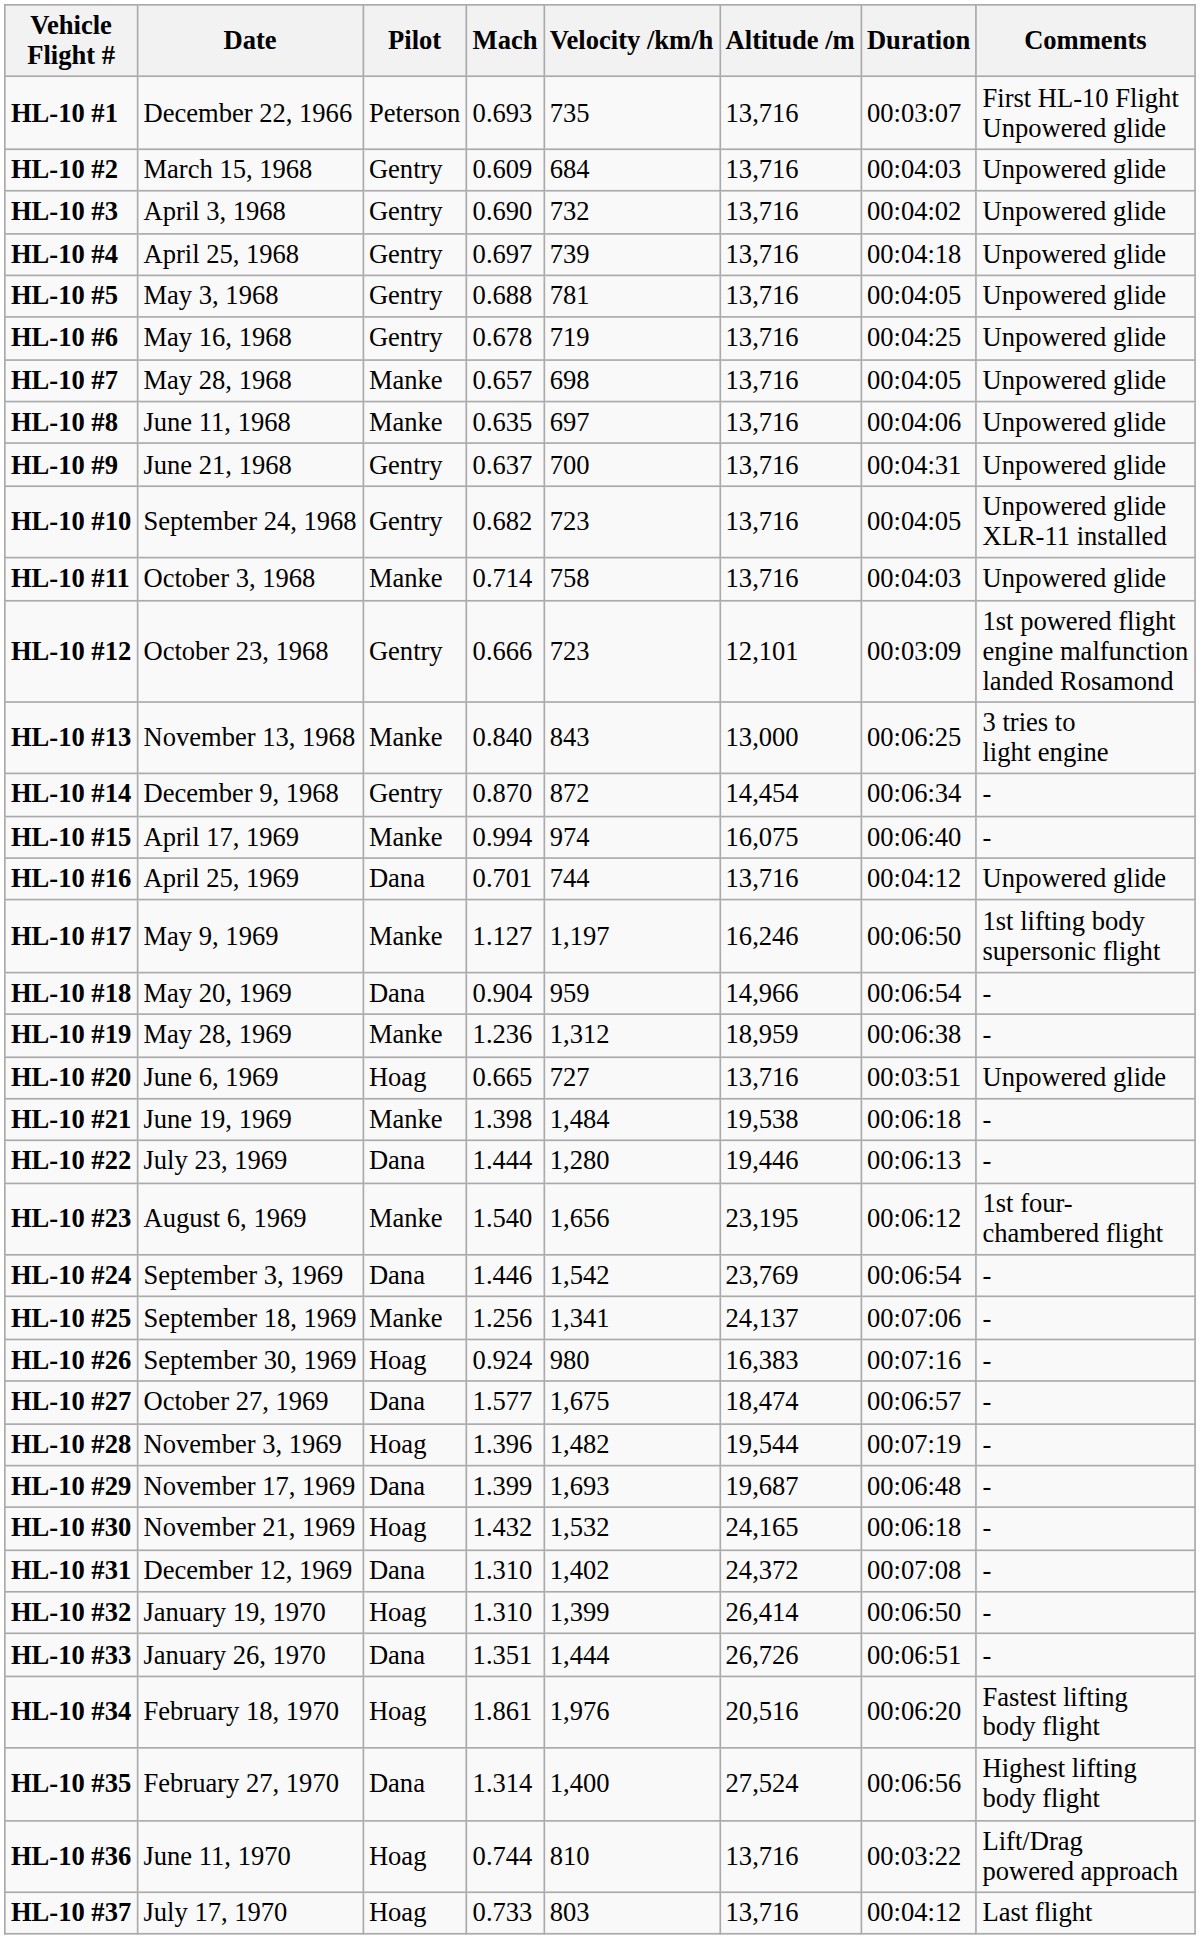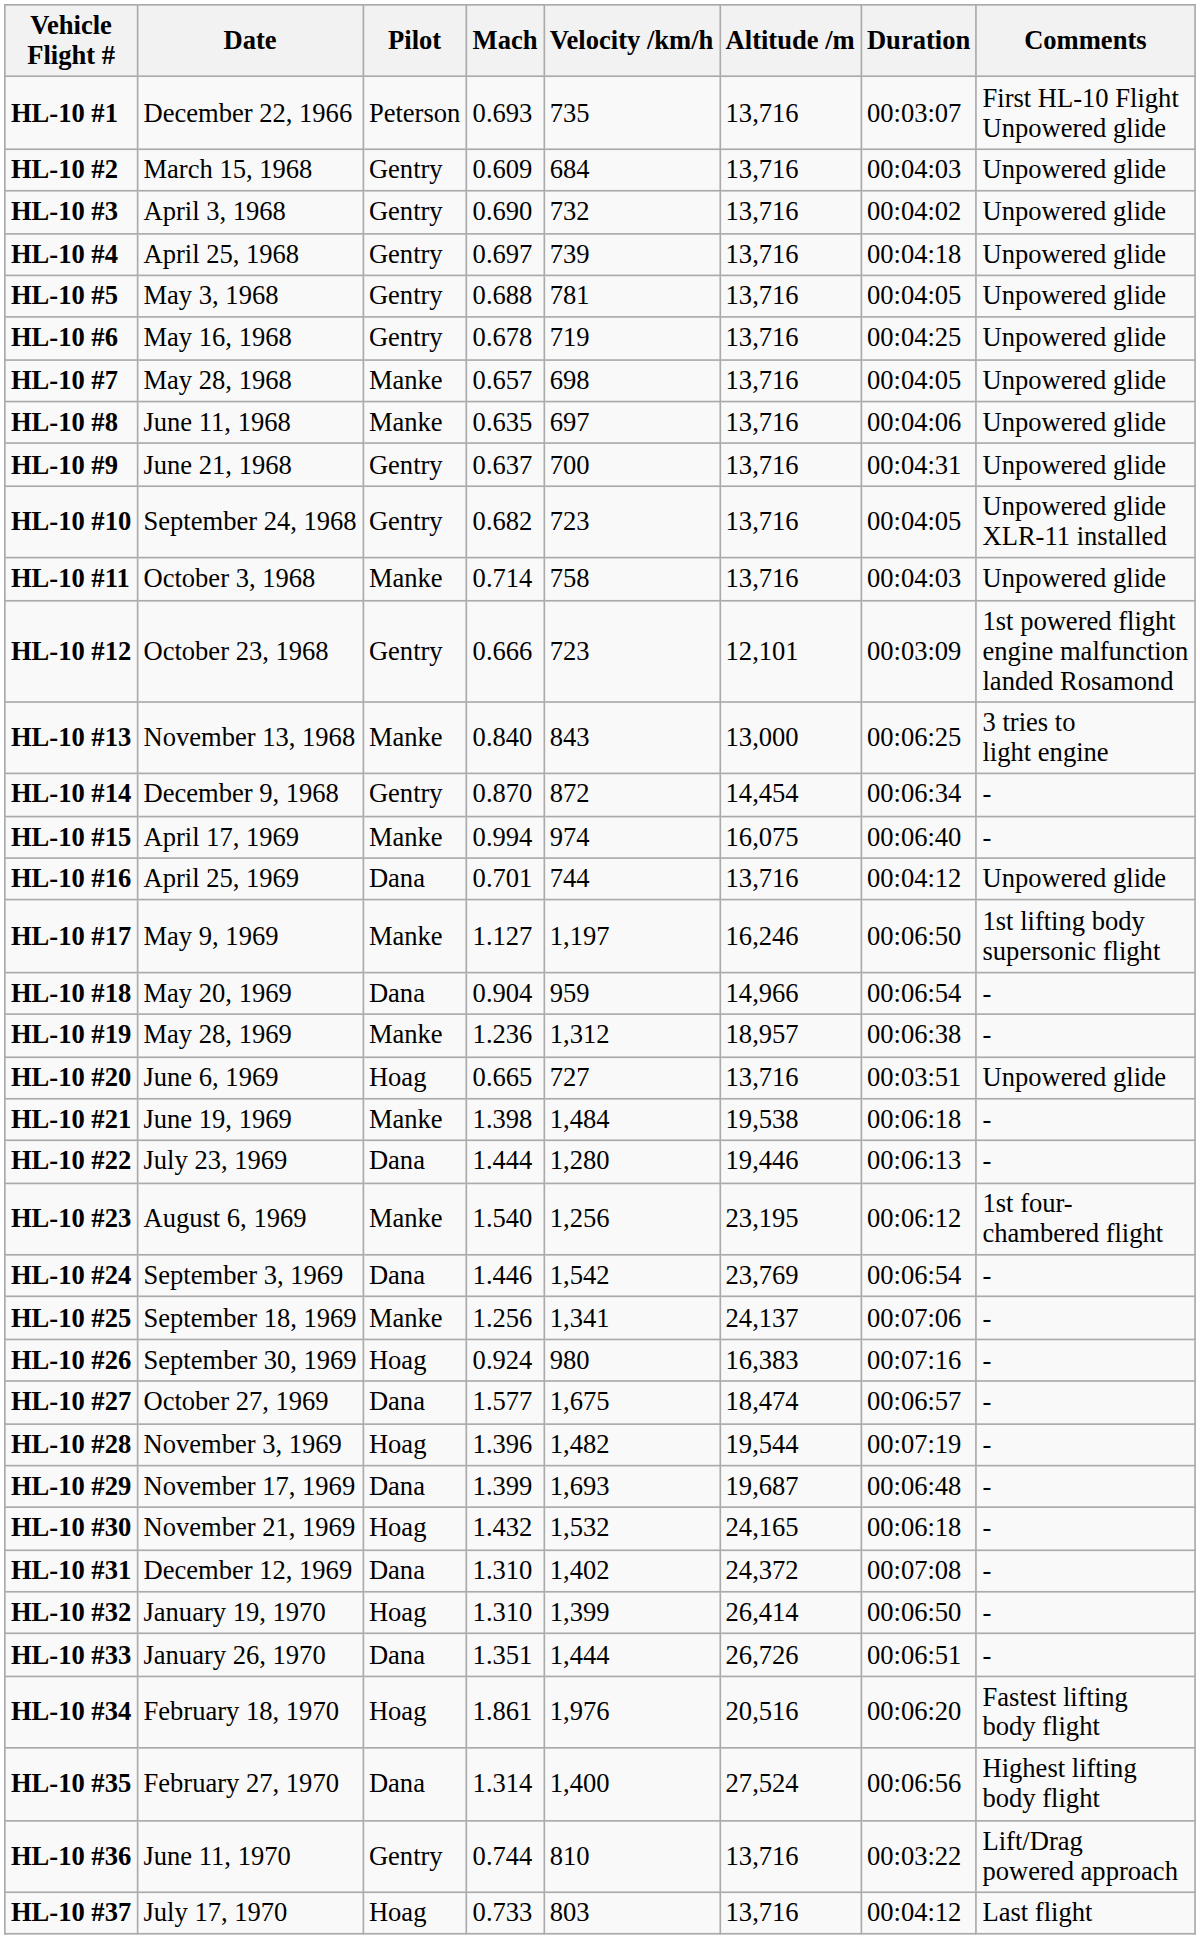(762, 1035) 18,959 -> (762, 1035) 18,957
(580, 1218) 1,656 -> (580, 1218) 1,256
(398, 1855) Hoag -> (406, 1855) Gentry
